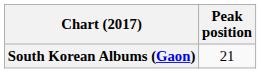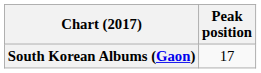(227, 56) 21 -> (227, 56) 17
